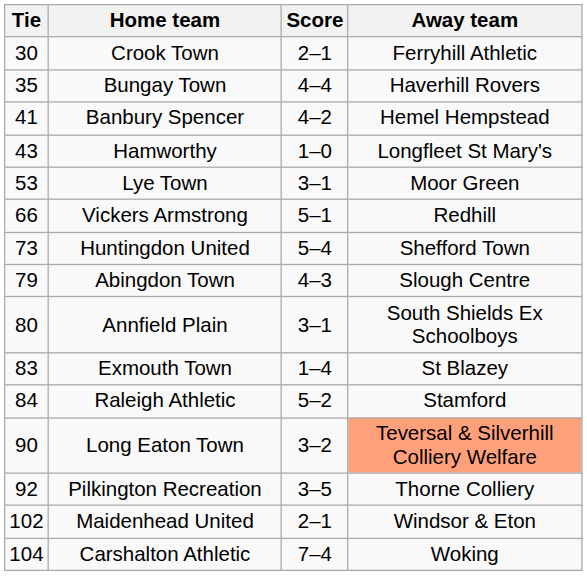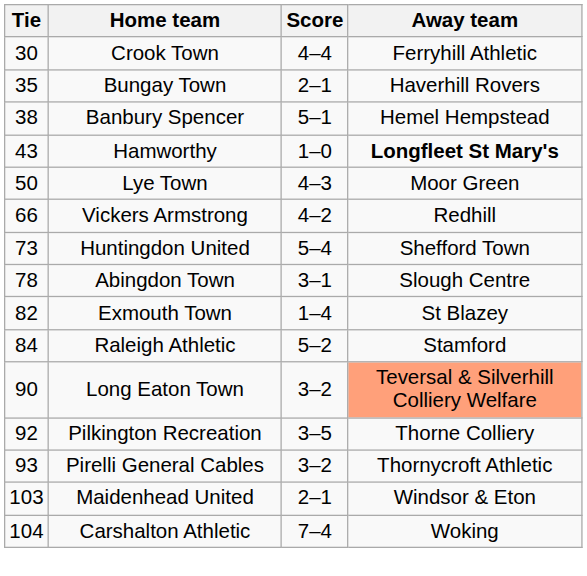(315, 53) 2–1 -> (315, 53) 4–4
(315, 85) 4–4 -> (315, 85) 2–1
(26, 118) 41 -> (26, 118) 38
(315, 118) 4–2 -> (315, 118) 5–1
(465, 150) normal -> (465, 150) bold
(26, 183) 53 -> (26, 183) 50
(315, 183) 3–1 -> (315, 183) 4–3
(315, 215) 5–1 -> (315, 215) 4–2
(26, 280) 79 -> (26, 280) 78
(315, 280) 4–3 -> (315, 280) 3–1
- row: (165, 324)
(26, 368) 83 -> (26, 313) 82
+ row: (165, 466)
(26, 521) 102 -> (26, 498) 103
